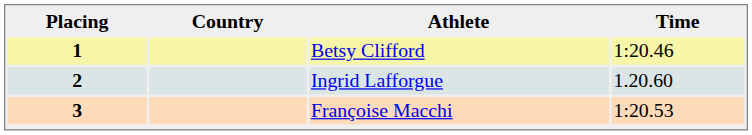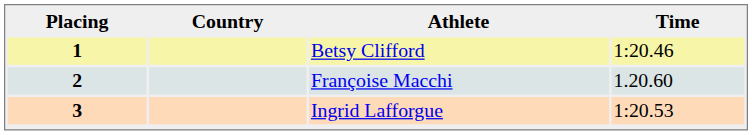(377, 80) Ingrid Lafforgue -> (382, 80) Françoise Macchi
(382, 110) Françoise Macchi -> (377, 110) Ingrid Lafforgue
